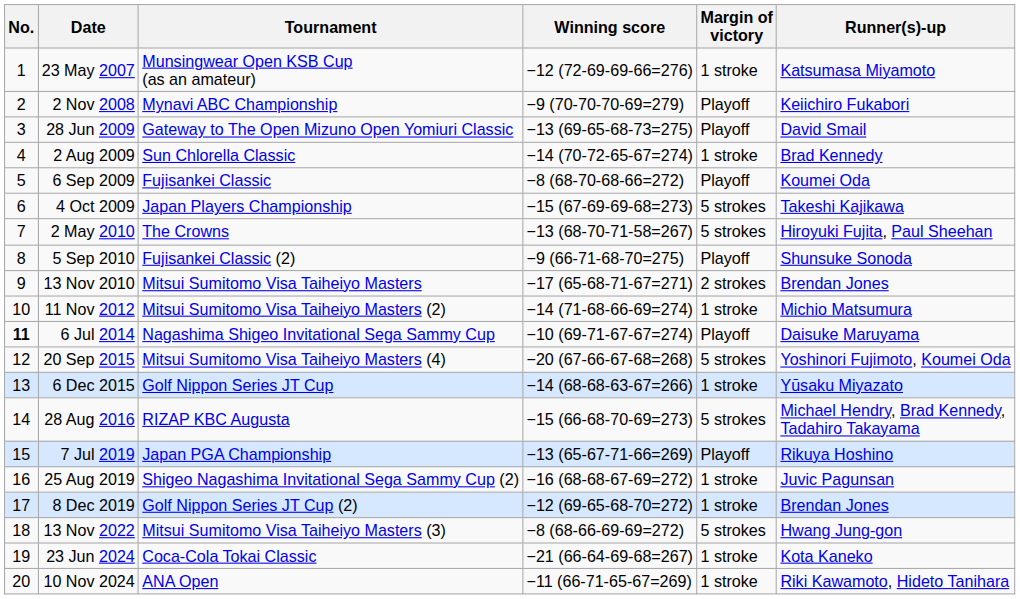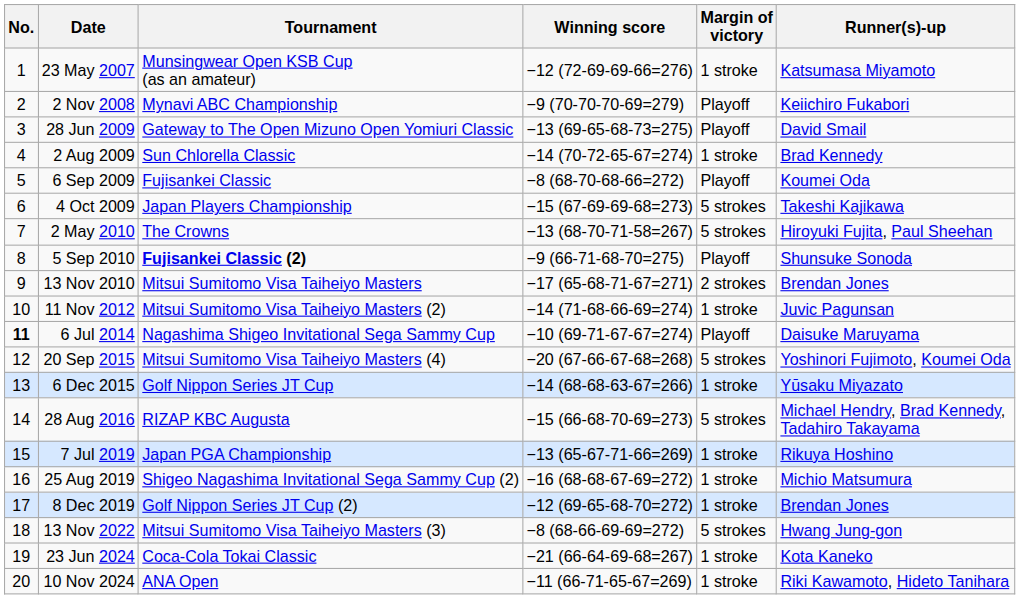(219, 258) normal -> (224, 258) bold
(846, 309) Michio Matsumura -> (837, 309) Juvic Pagunsan
(725, 454) Playoff -> (729, 454) 1 stroke
(837, 480) Juvic Pagunsan -> (846, 480) Michio Matsumura
